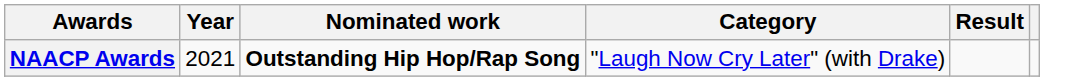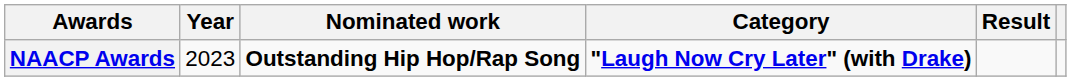(210, 57) 2021 -> (210, 57) 2023
(768, 57) normal -> (781, 57) bold
